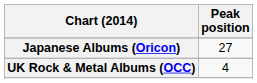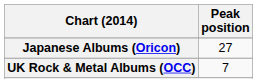(225, 68) 4 -> (225, 68) 7
